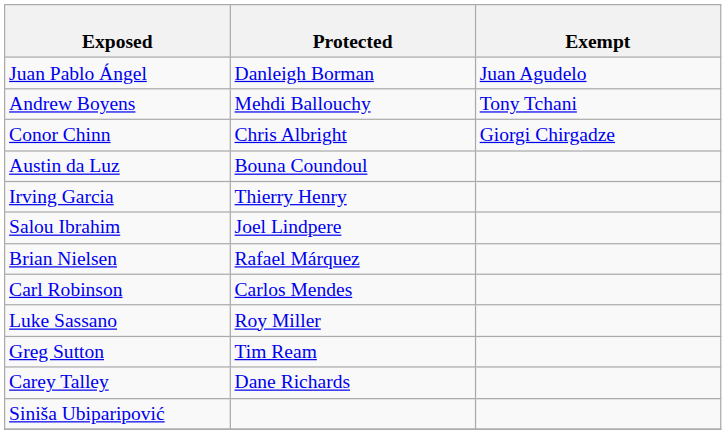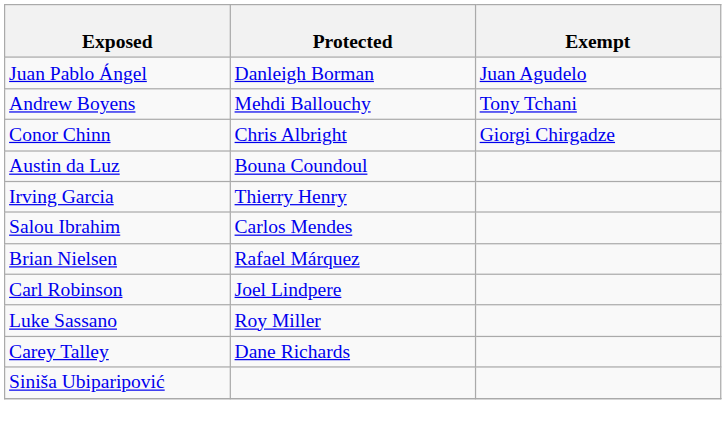(288, 227) Joel Lindpere -> (293, 227) Carlos Mendes
(293, 289) Carlos Mendes -> (288, 289) Joel Lindpere
- row: (57, 351)
